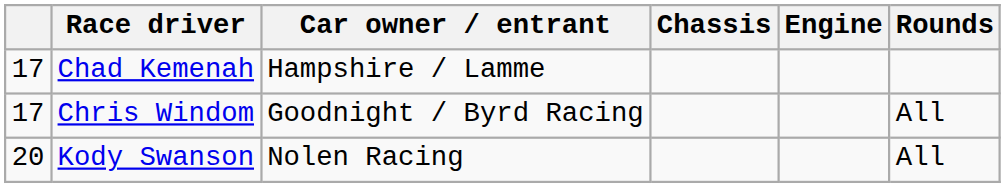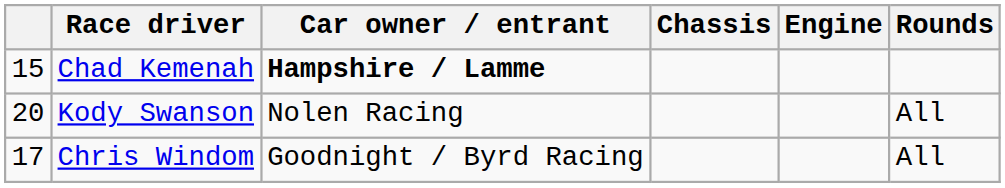(28, 72) 17 -> (28, 72) 15
(406, 72) normal -> (406, 72) bold
rows swapped: (156, 116) <-> (156, 160)
